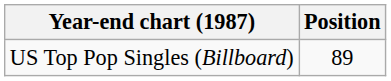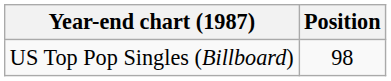(342, 57) 89 -> (342, 57) 98
